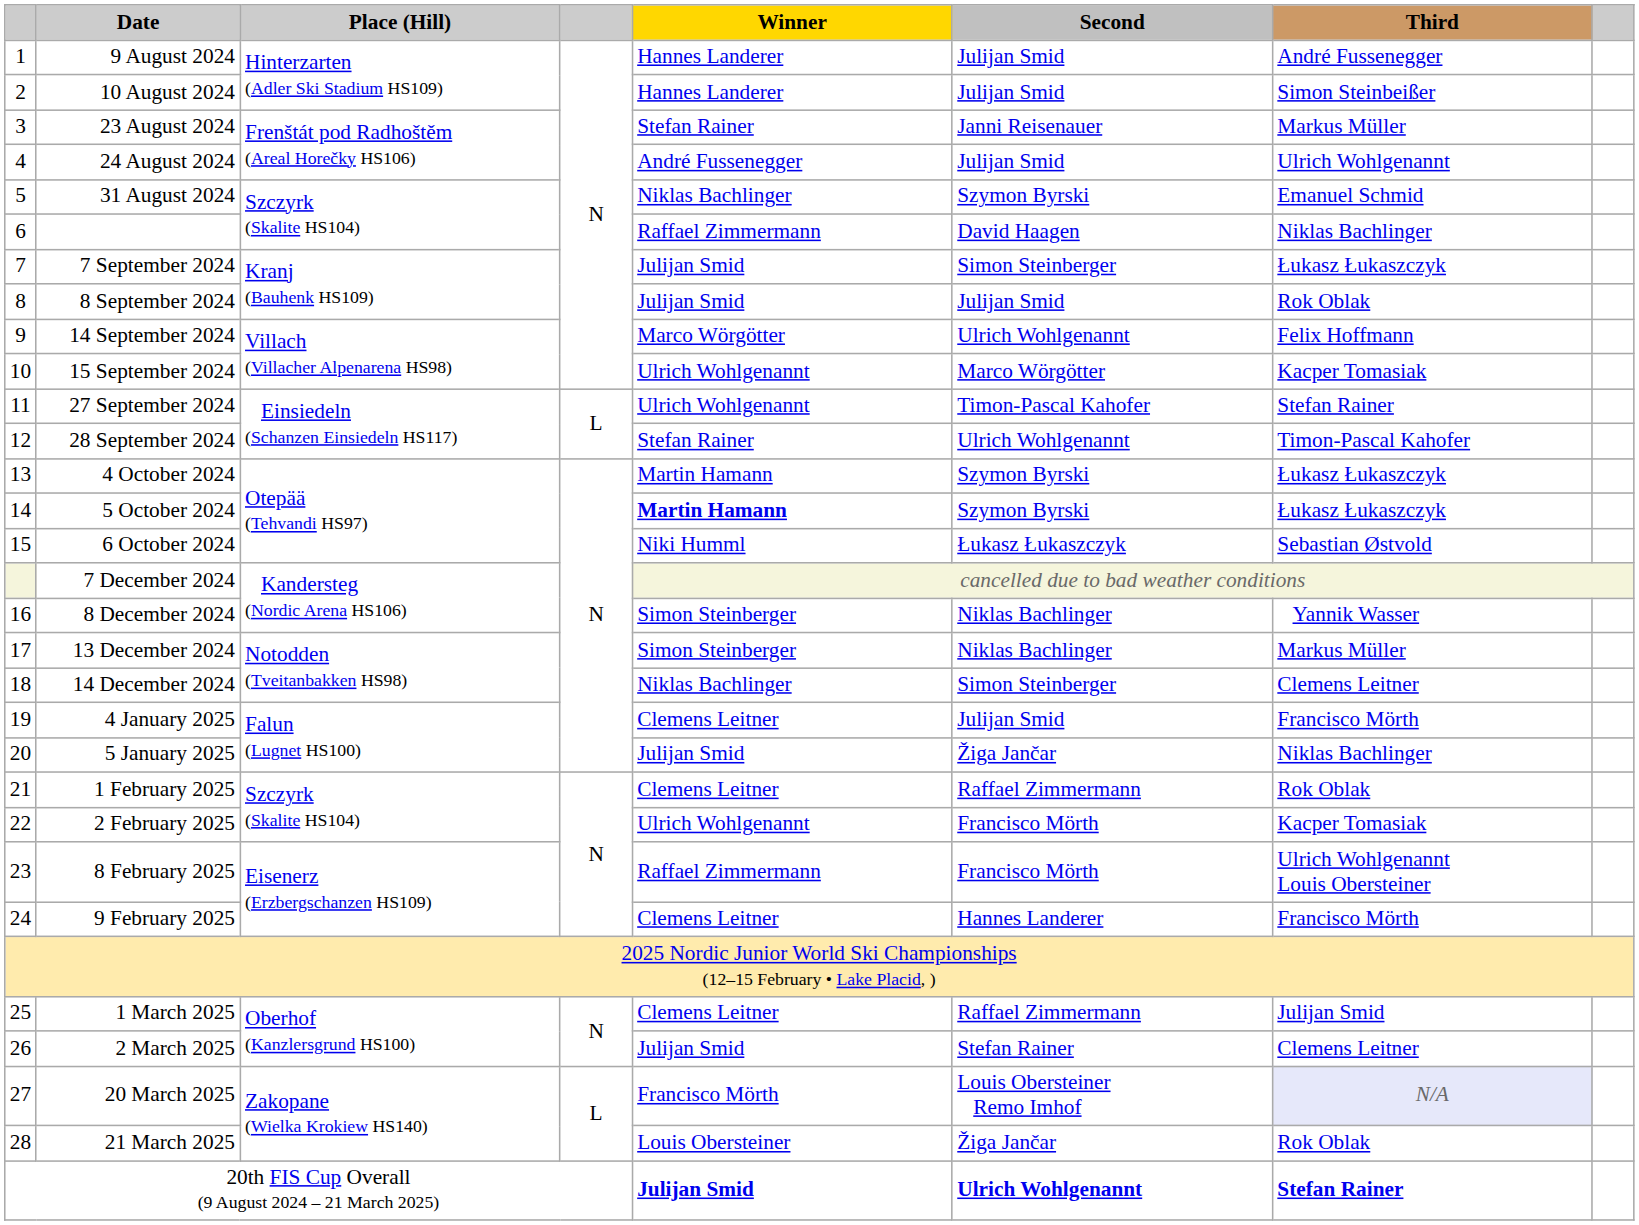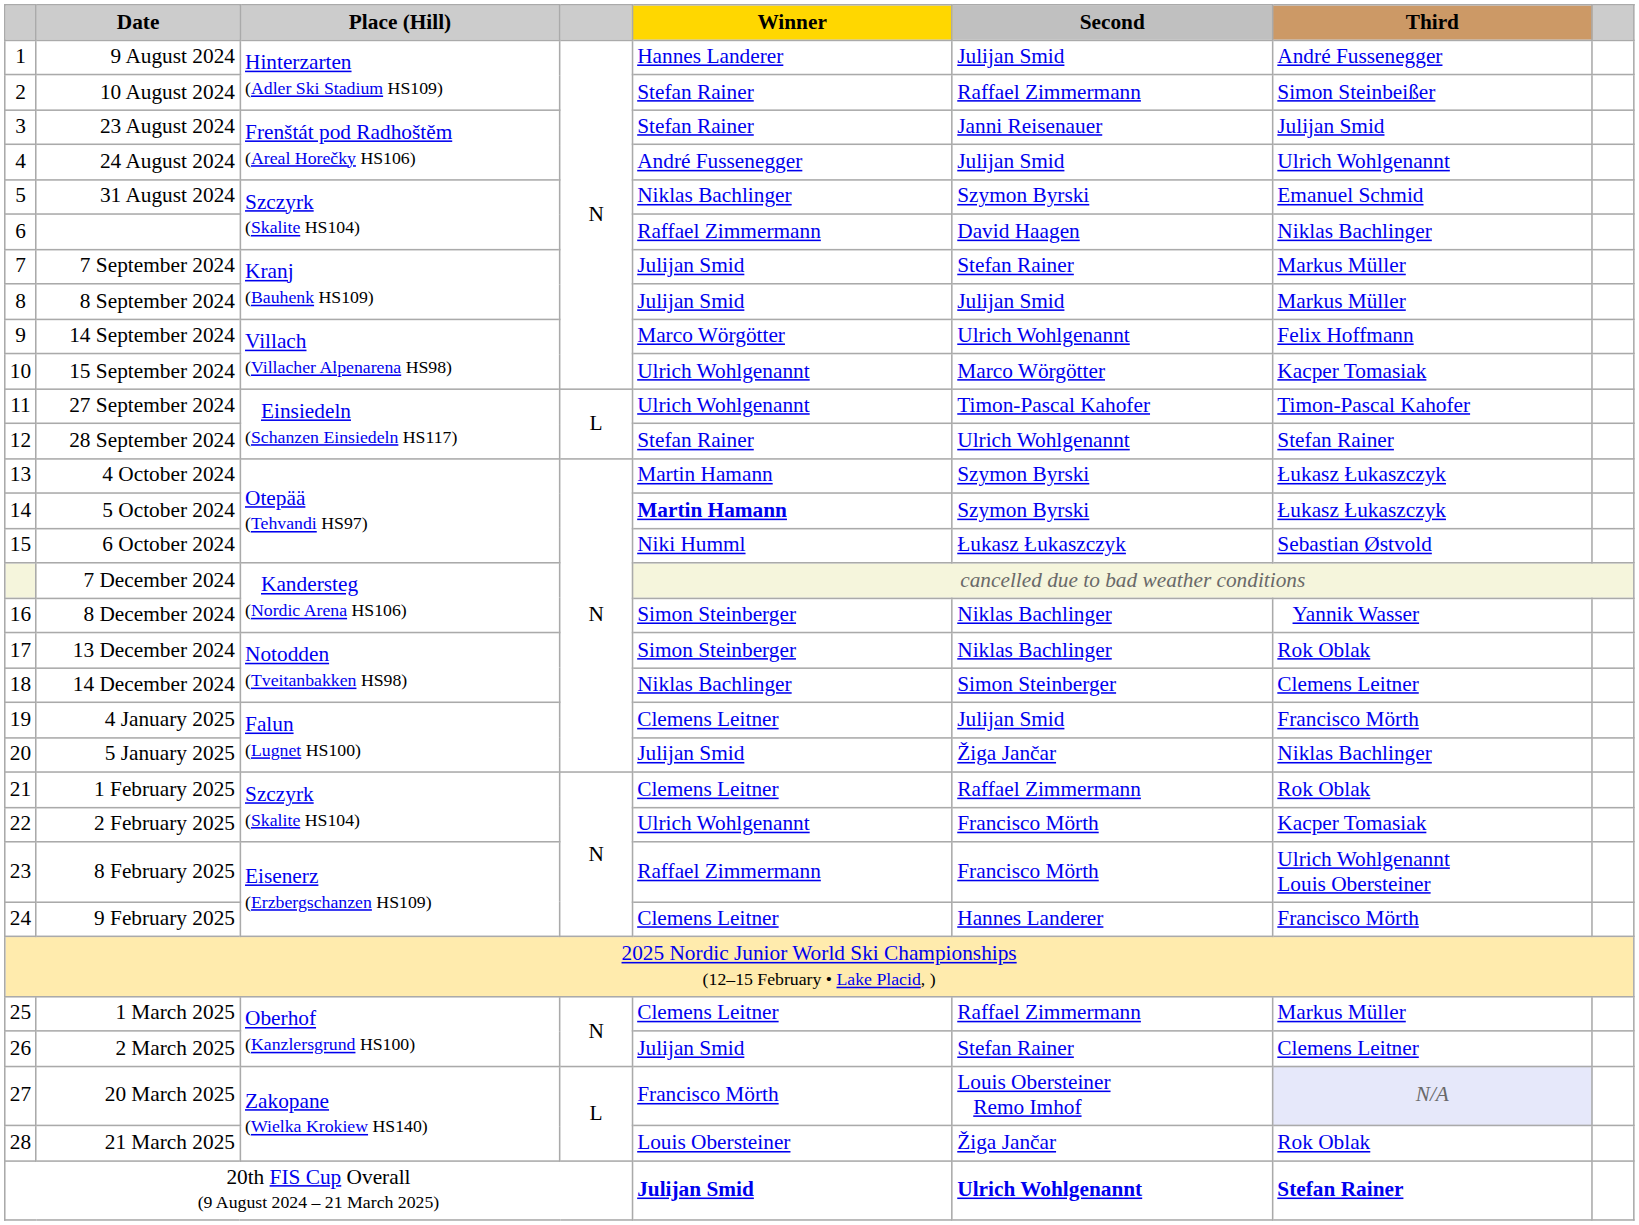(710, 91) Hannes Landerer -> (695, 91) Stefan Rainer
(1011, 91) Julijan Smid -> (1049, 91) Raffael Zimmermann
(1342, 126) Markus Müller -> (1331, 126) Julijan Smid
(1037, 265) Simon Steinberger -> (1016, 265) Stefan Rainer
(1362, 265) Łukasz Łukaszczyk -> (1342, 265) Markus Müller
(1324, 300) Rok Oblak -> (1342, 300) Markus Müller
(1336, 405) Stefan Rainer -> (1374, 405) Timon-Pascal Kahofer
(1374, 440) Timon-Pascal Kahofer -> (1336, 440) Stefan Rainer
(1342, 649) Markus Müller -> (1324, 649) Rok Oblak
(1331, 1012) Julijan Smid -> (1342, 1012) Markus Müller
